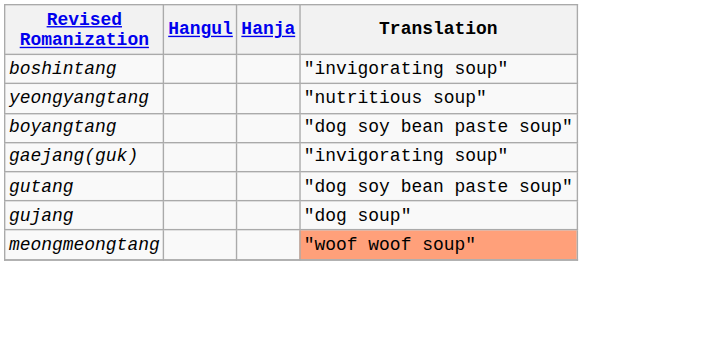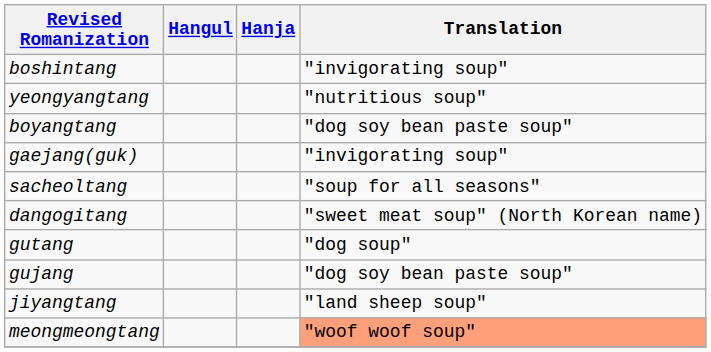+ row: (68, 186)
+ row: (68, 215)
(438, 186) "dog soy bean paste soup" -> (358, 245) "dog soup"
(358, 215) "dog soup" -> (438, 274) "dog soy bean paste soup"
+ row: (63, 303)
